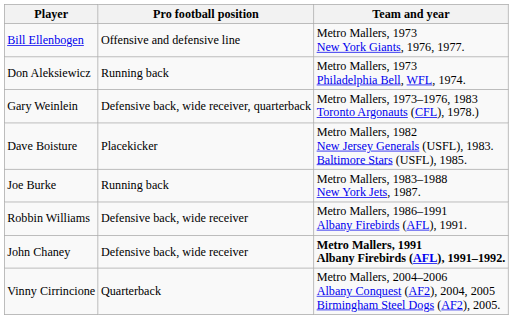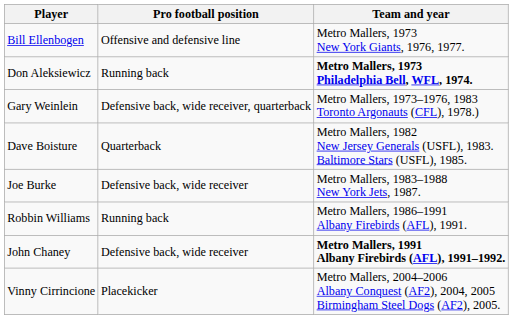(391, 73) normal -> (395, 73) bold
(129, 146) Placekicker -> (131, 146) Quarterback
(135, 185) Running back -> (174, 185) Defensive back, wide receiver
(174, 218) Defensive back, wide receiver -> (135, 218) Running back
(131, 291) Quarterback -> (129, 291) Placekicker
